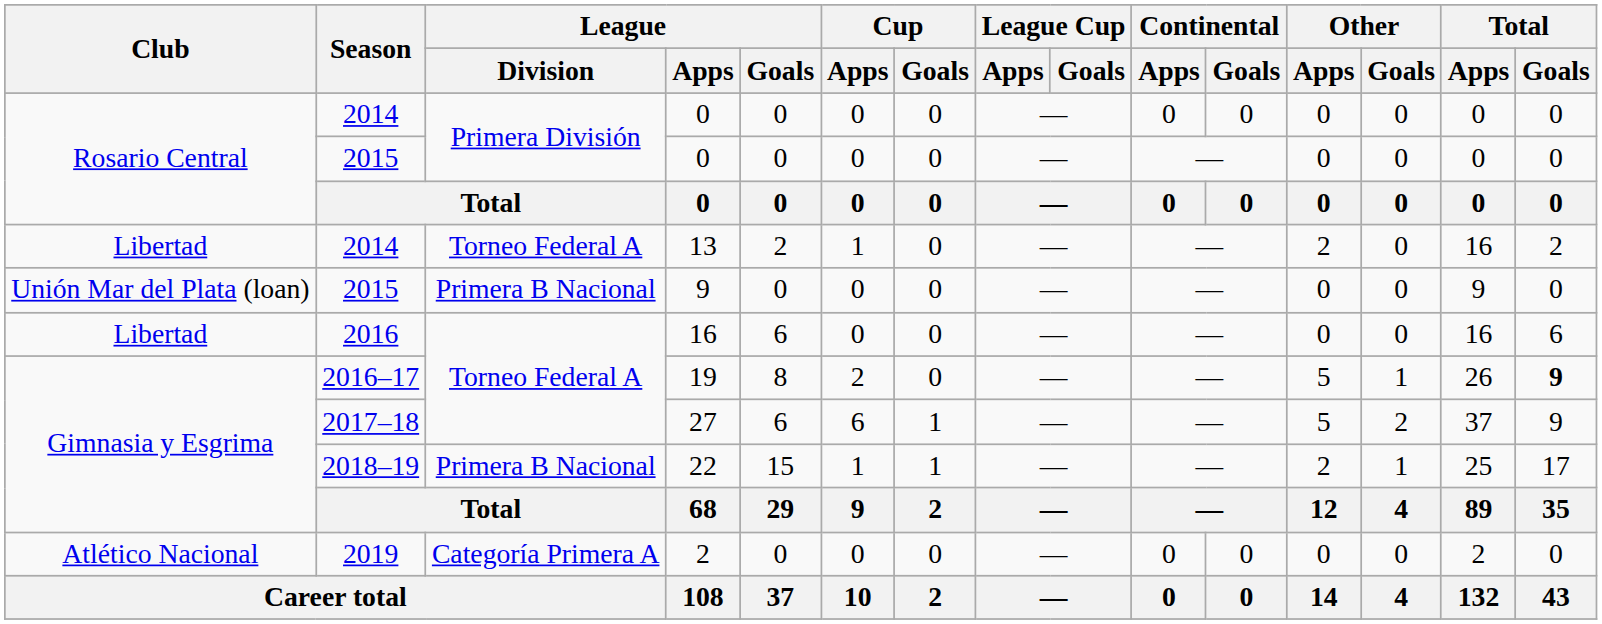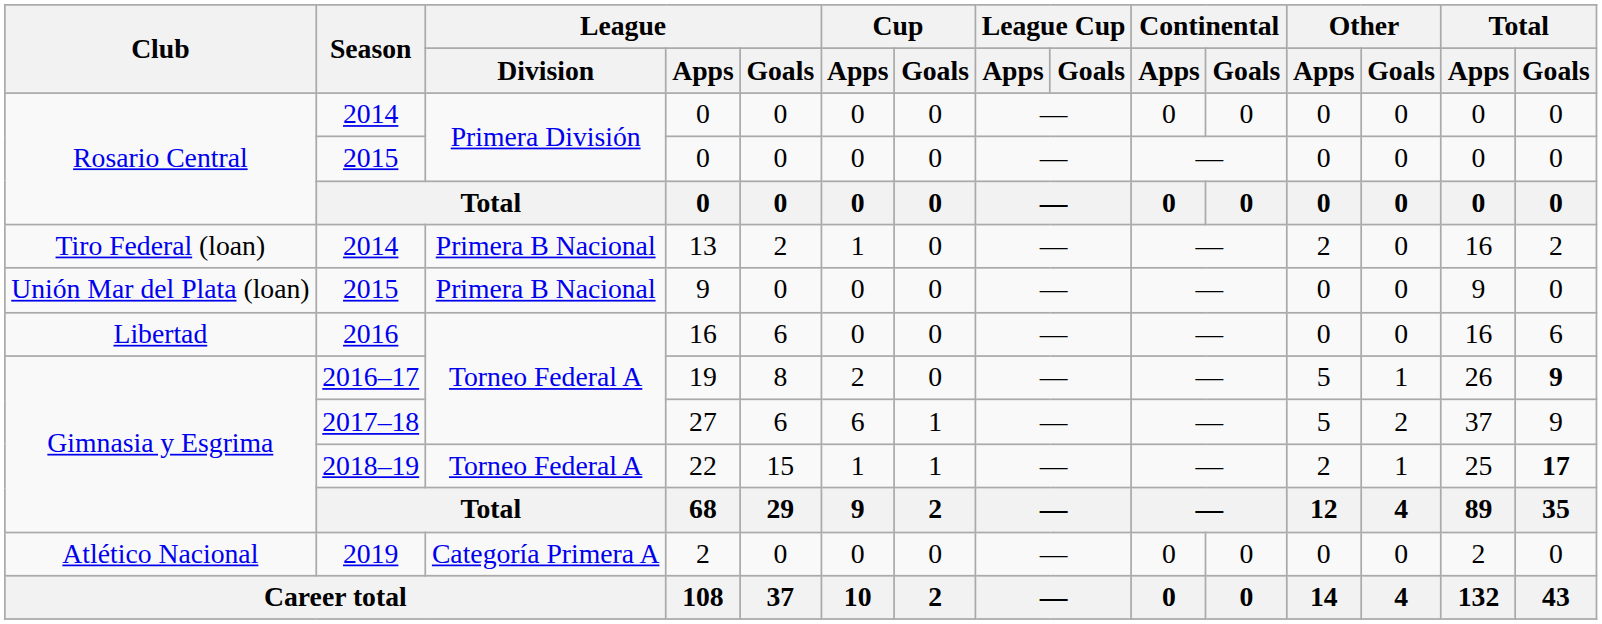(160, 245) Libertad -> (160, 245) Tiro Federal (loan)
(546, 245) Torneo Federal A -> (546, 245) Primera B Nacional
(546, 465) Primera B Nacional -> (546, 465) Torneo Federal A
(1556, 465) normal -> (1556, 465) bold
